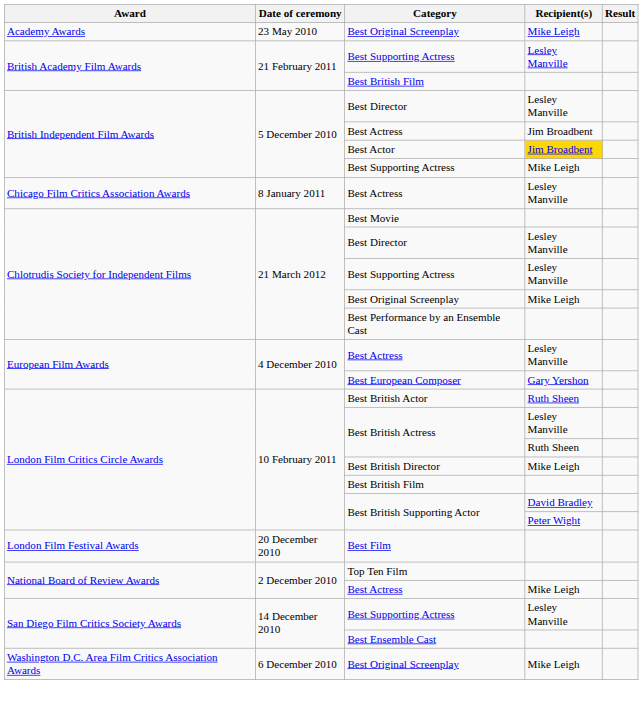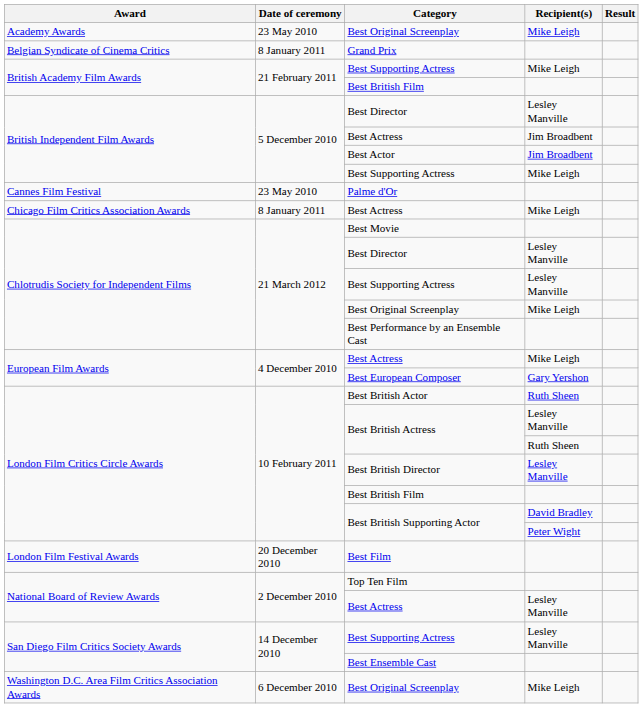+ row: (88, 50)
(548, 56) Lesley Manville -> (554, 68) Mike Leigh
(560, 149) gold background -> (560, 155) no background
+ row: (54, 191)
(548, 193) Lesley Manville -> (554, 209) Mike Leigh
(548, 355) Lesley Manville -> (554, 359) Mike Leigh
(554, 466) Mike Leigh -> (548, 470) Lesley Manville
(554, 589) Mike Leigh -> (548, 606) Lesley Manville
